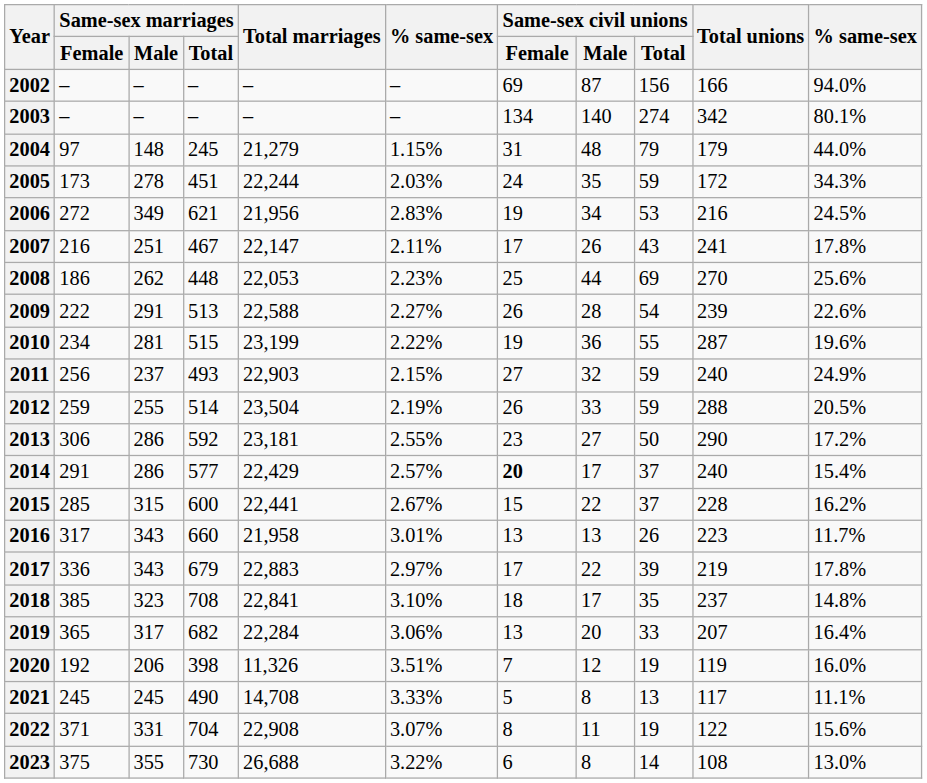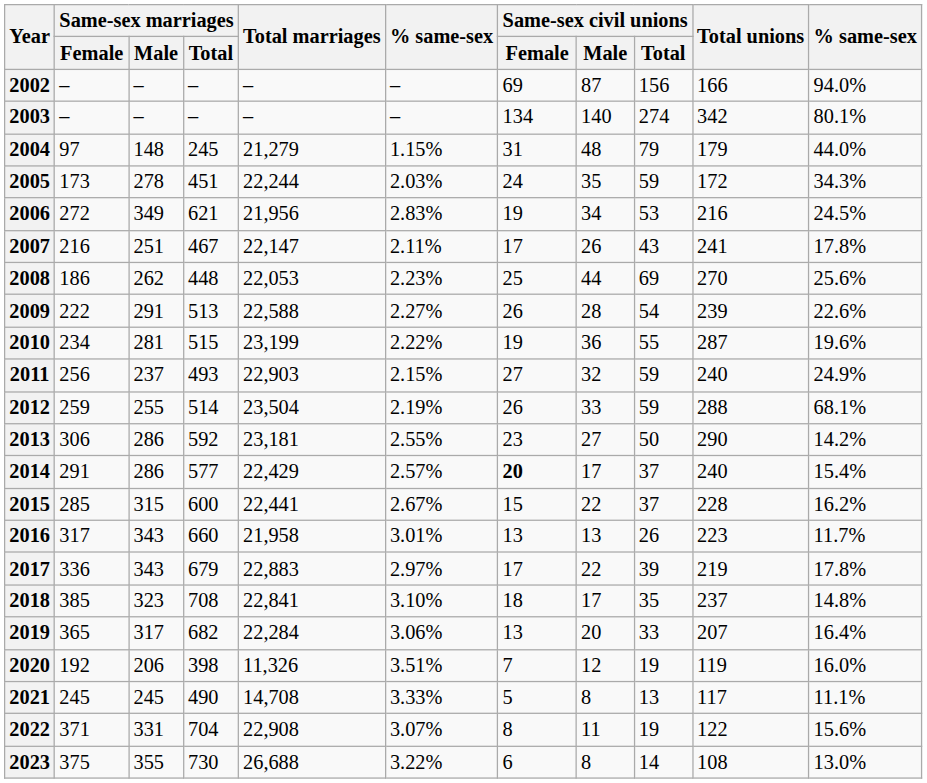(840, 407) 20.5% -> (840, 407) 68.1%
(840, 439) 17.2% -> (840, 439) 14.2%
